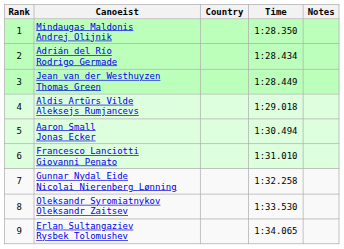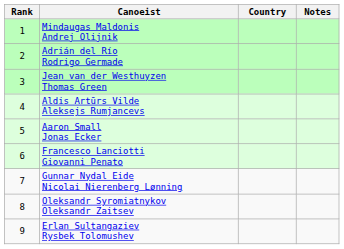- column: (276, 12)
